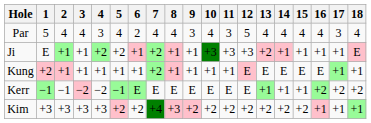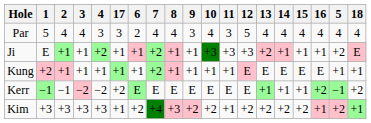columns swapped: (119, 14) <-> (339, 14)
(229, 109) +2 -> (229, 109) +1
